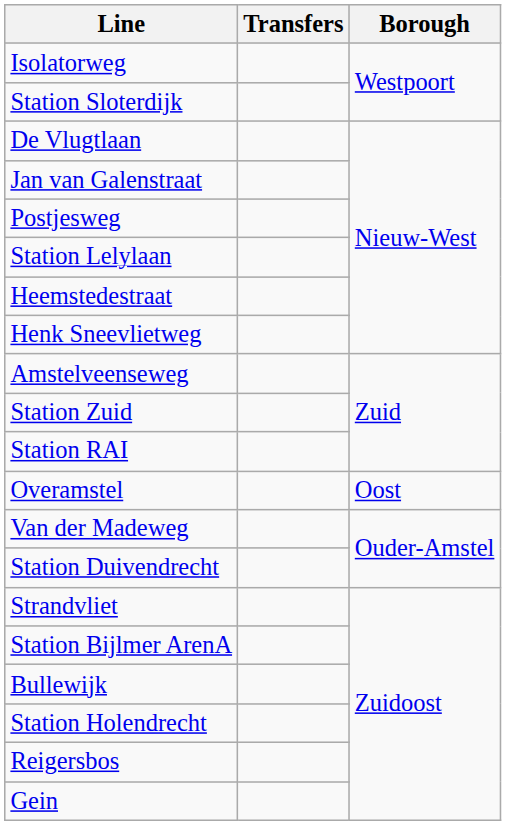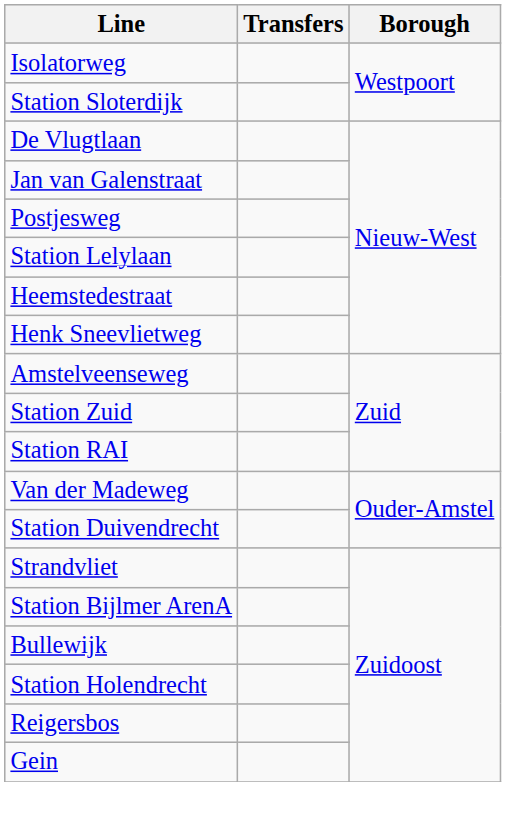- row: (67, 489)
